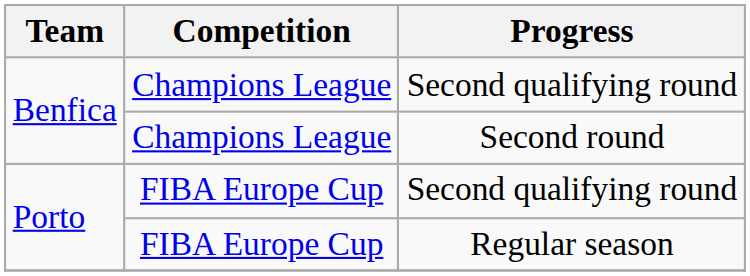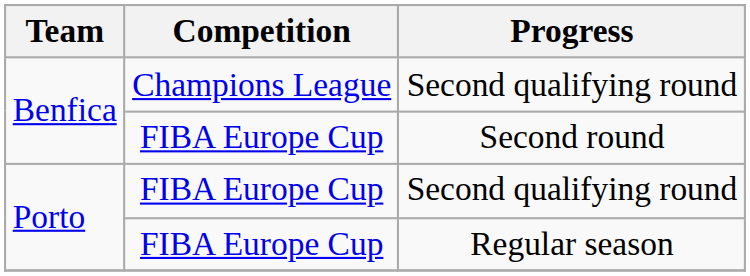(262, 137) Champions League -> (262, 137) FIBA Europe Cup
